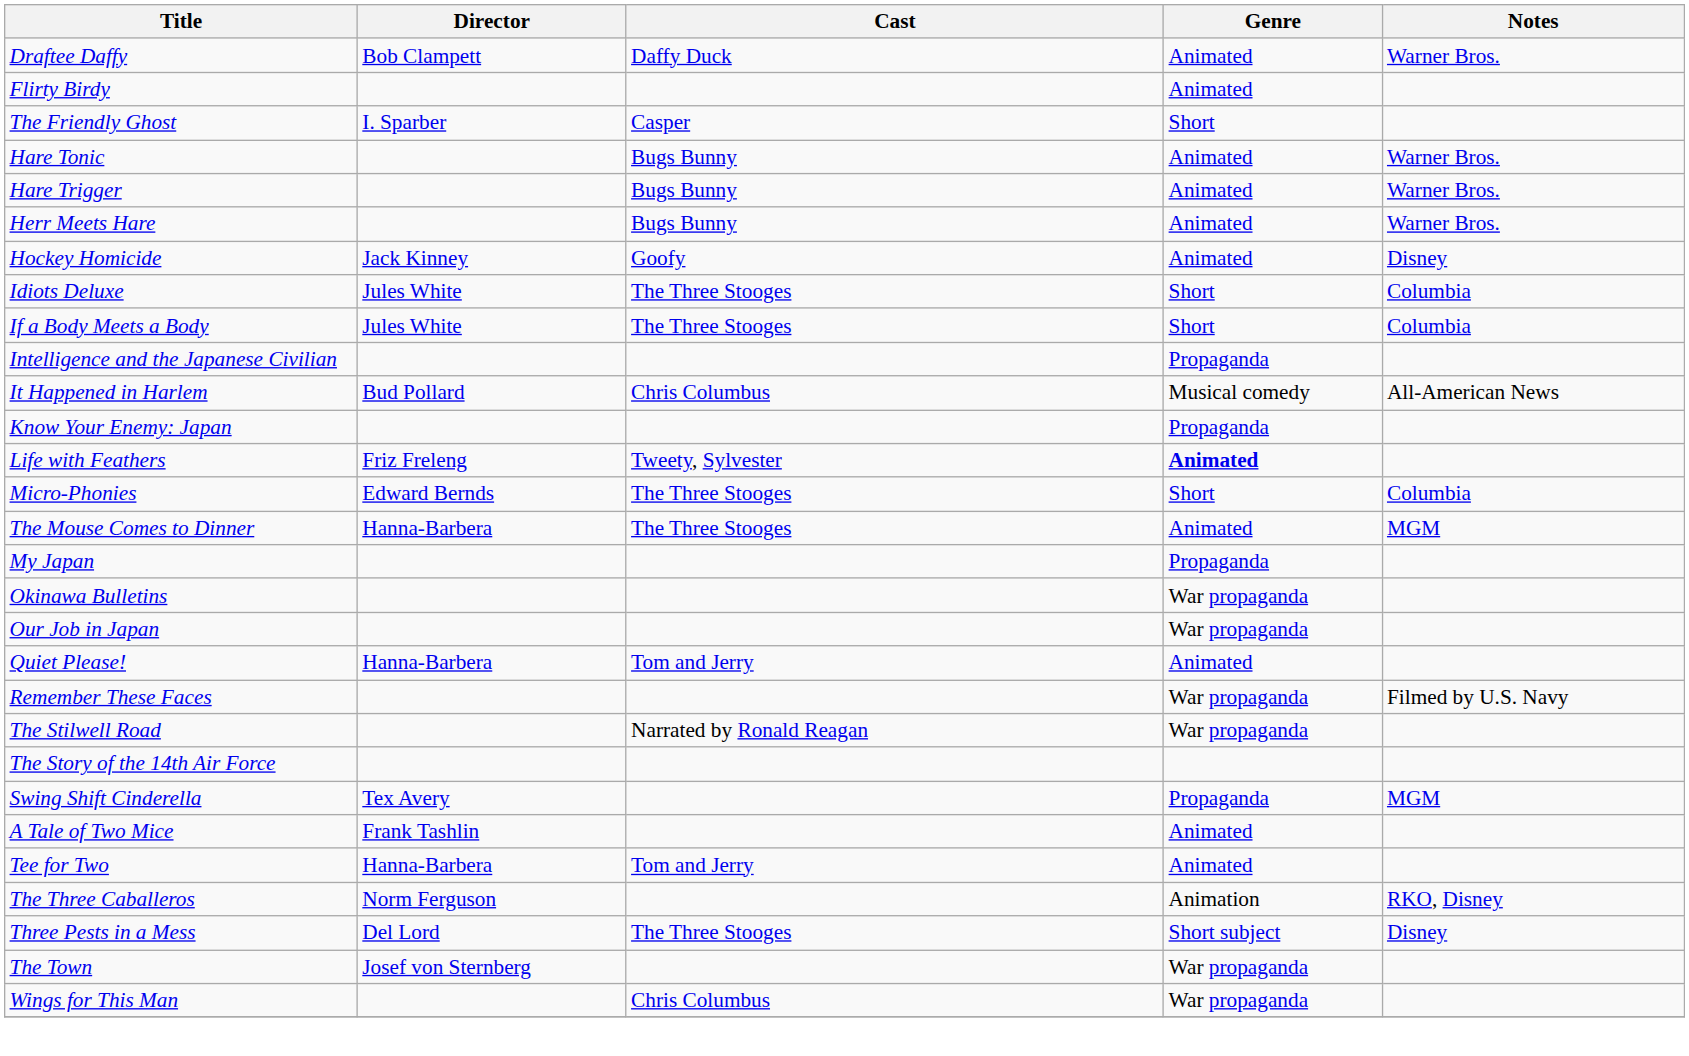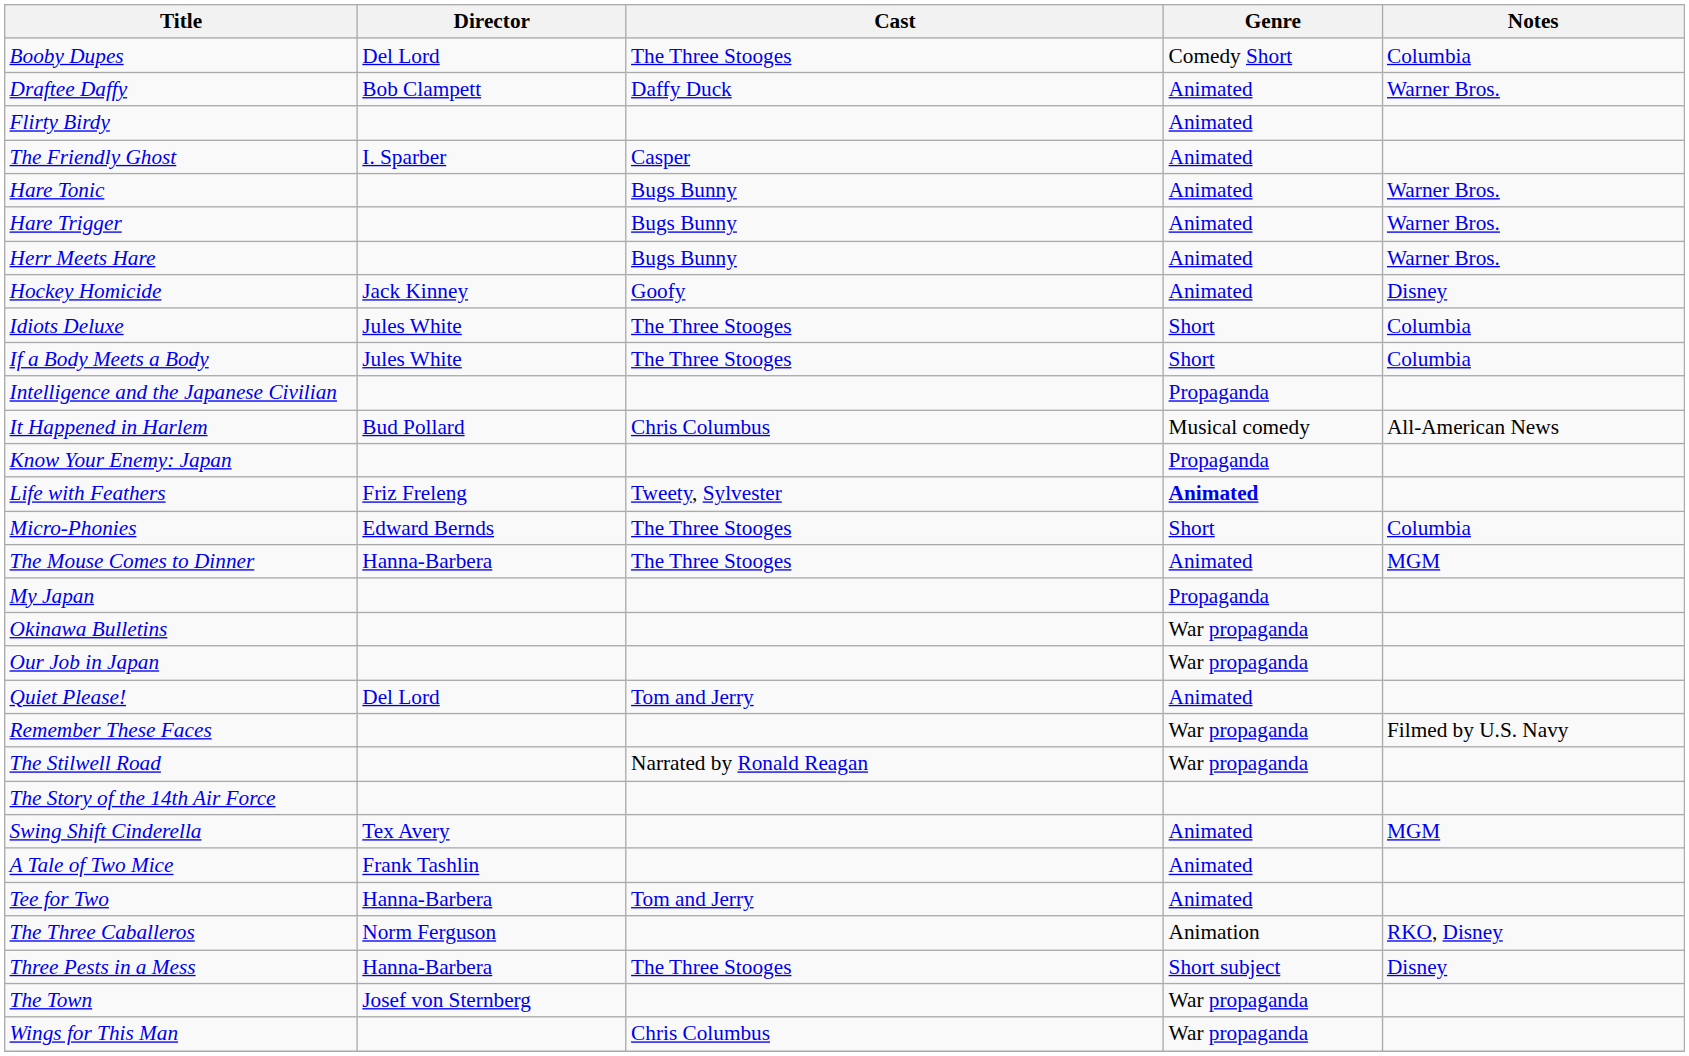+ row: (67, 55)
(1192, 122) Short -> (1211, 156) Animated
(427, 662) Hanna-Barbera -> (401, 696) Del Lord
(1219, 797) Propaganda -> (1211, 831) Animated
(401, 932) Del Lord -> (427, 966) Hanna-Barbera
